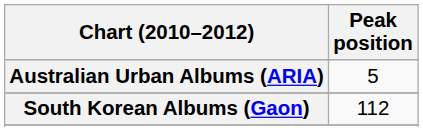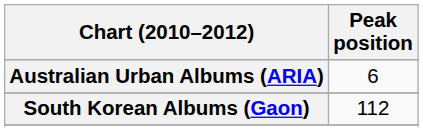(373, 76) 5 -> (373, 76) 6
